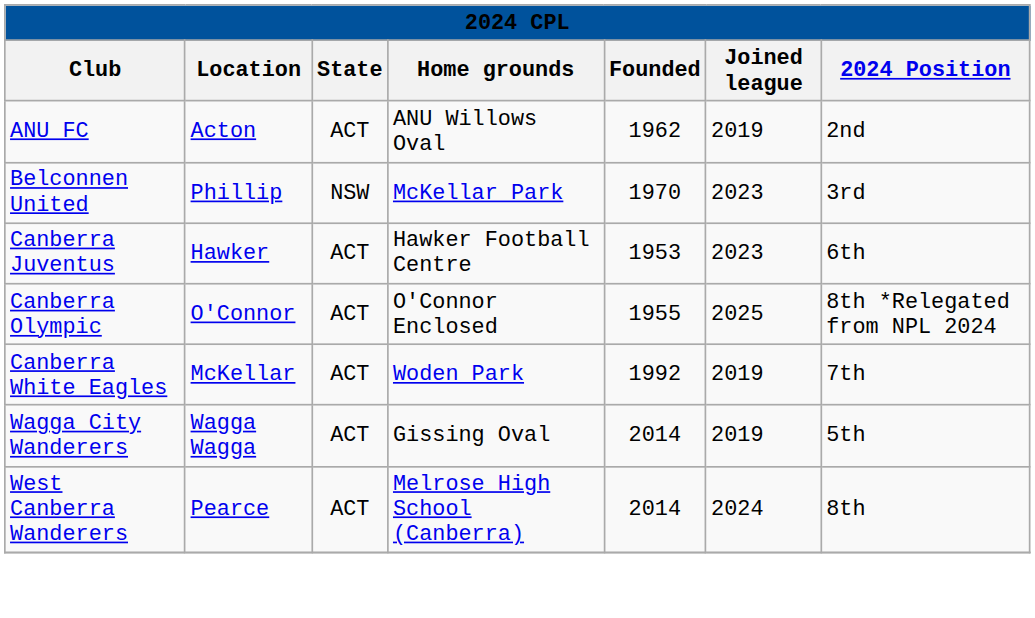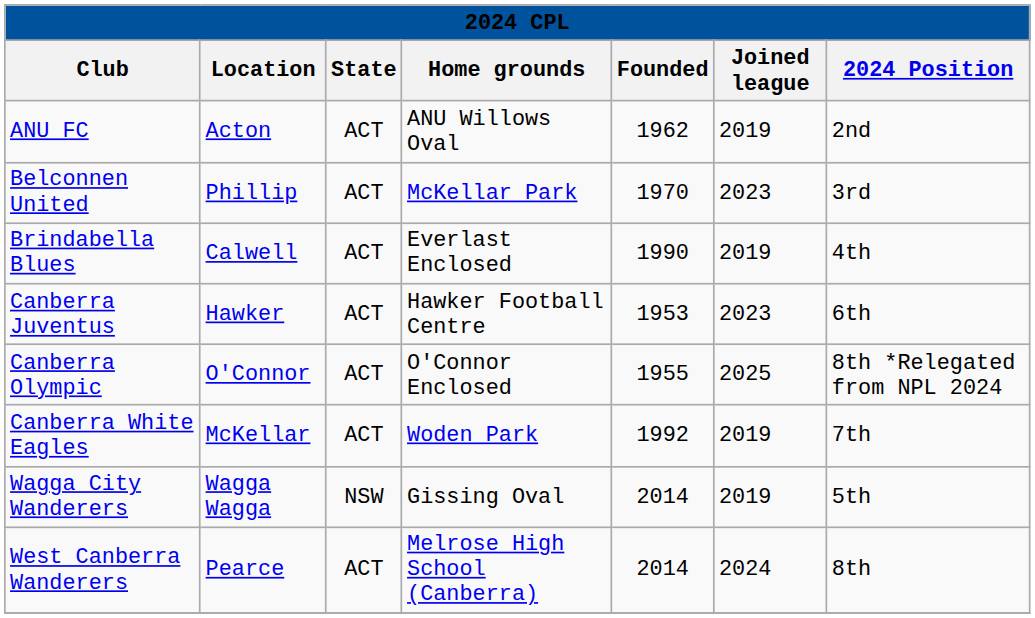(350, 192) NSW -> (364, 192) ACT
+ row: (82, 253)
(350, 436) ACT -> (364, 496) NSW
